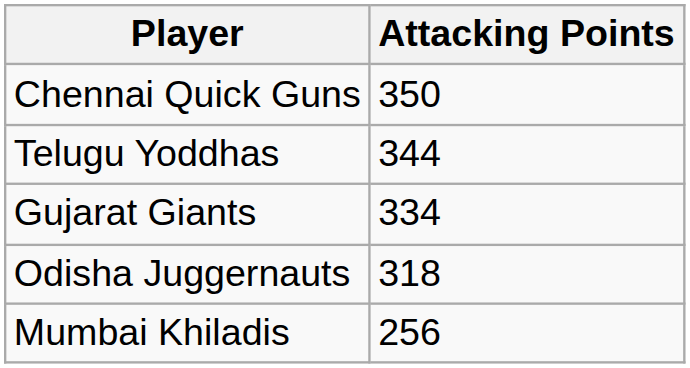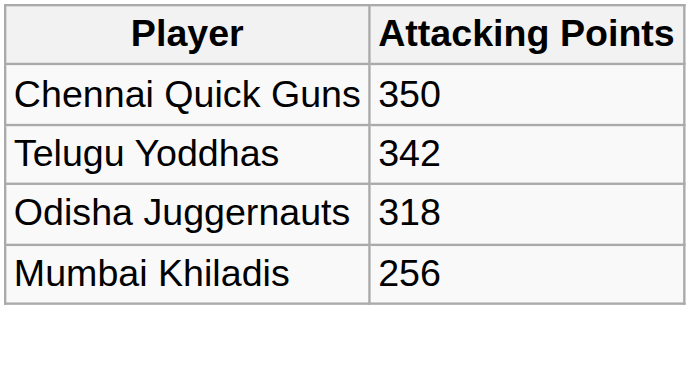(410, 153) 344 -> (410, 153) 342
- row: (135, 213)
